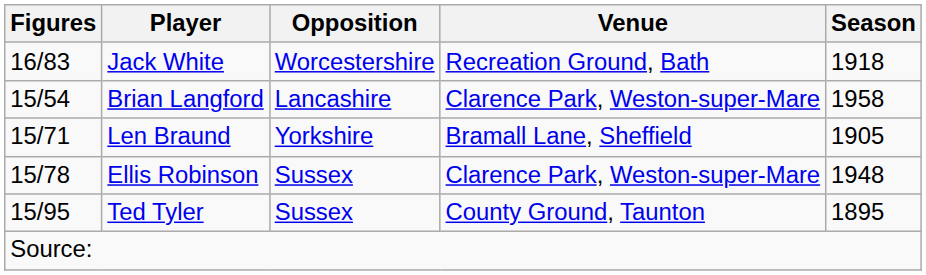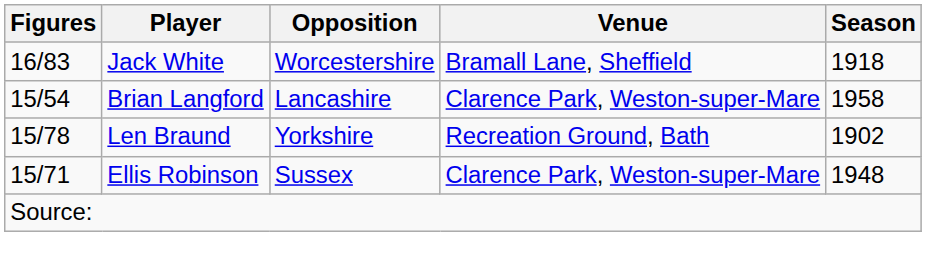(577, 61) Recreation Ground, Bath -> (569, 61) Bramall Lane, Sheffield
(40, 136) 15/71 -> (40, 136) 15/78
(569, 136) Bramall Lane, Sheffield -> (577, 136) Recreation Ground, Bath
(858, 136) 1905 -> (858, 136) 1902
(40, 174) 15/78 -> (40, 174) 15/71
- row: (155, 212)
